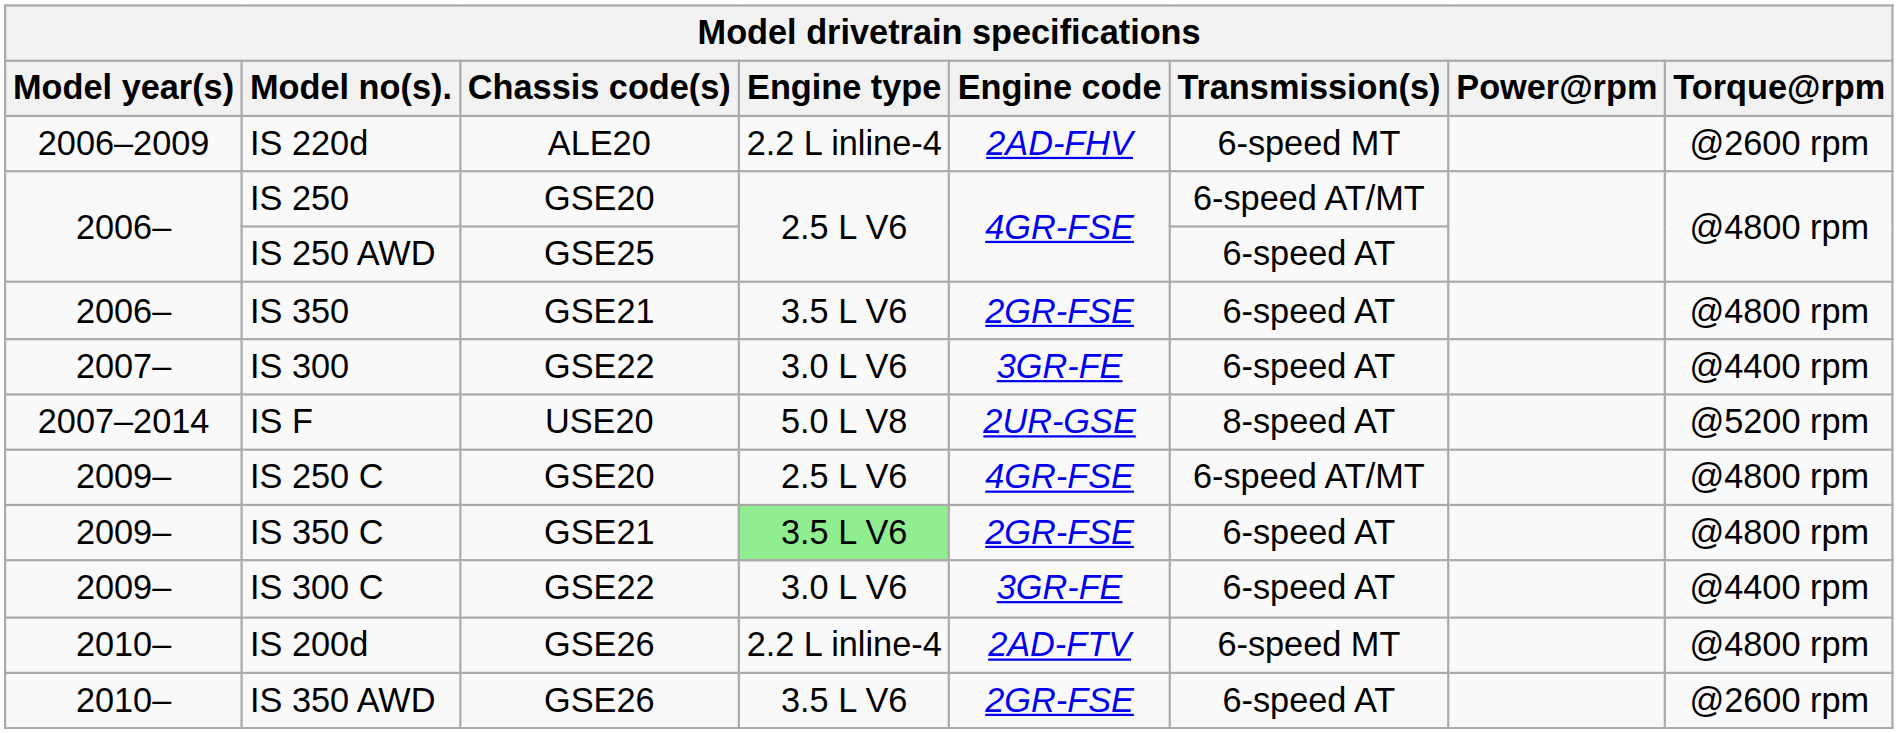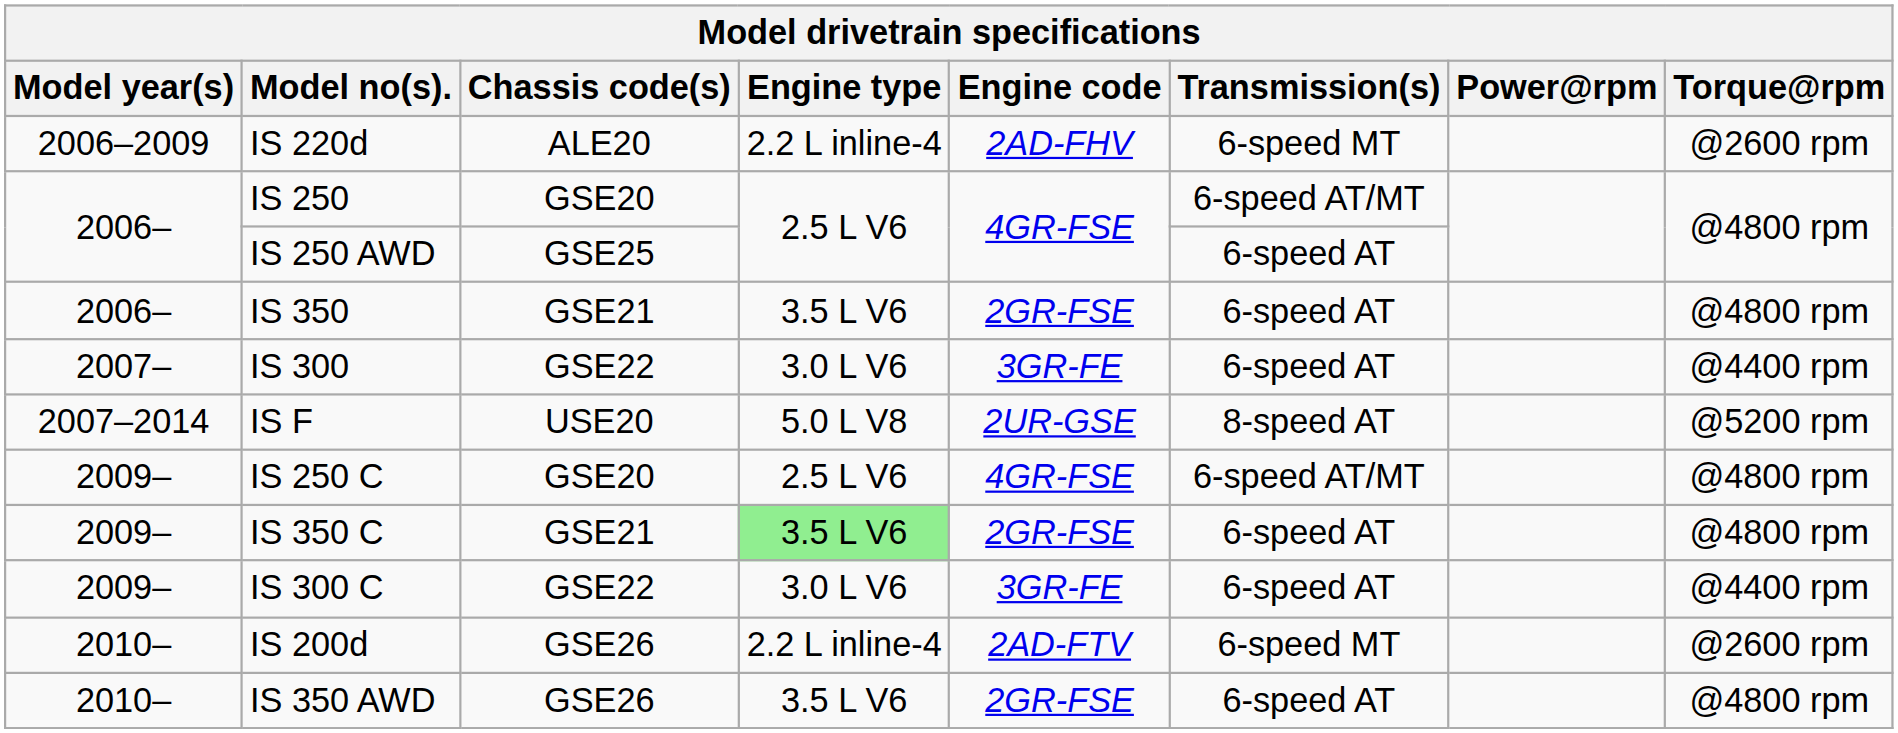(1779, 643) @4800 rpm -> (1779, 643) @2600 rpm
(1779, 699) @2600 rpm -> (1779, 699) @4800 rpm
